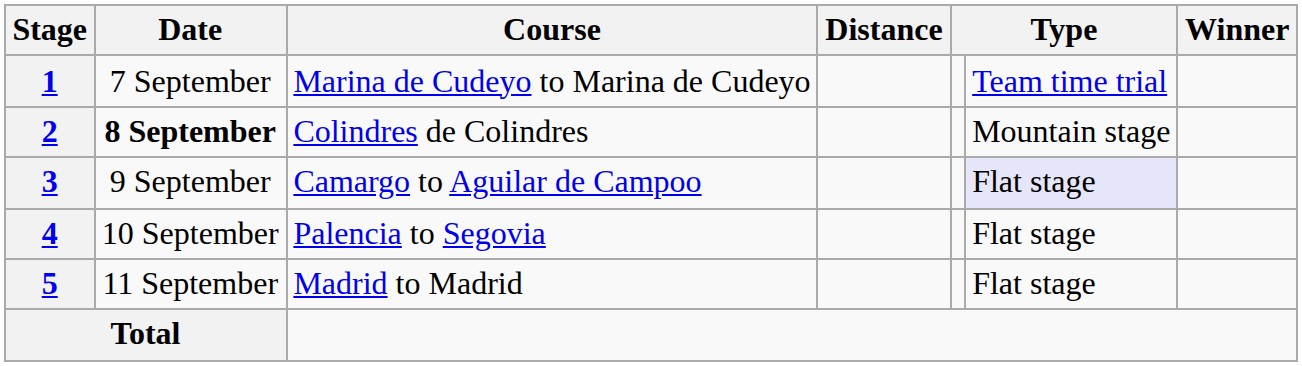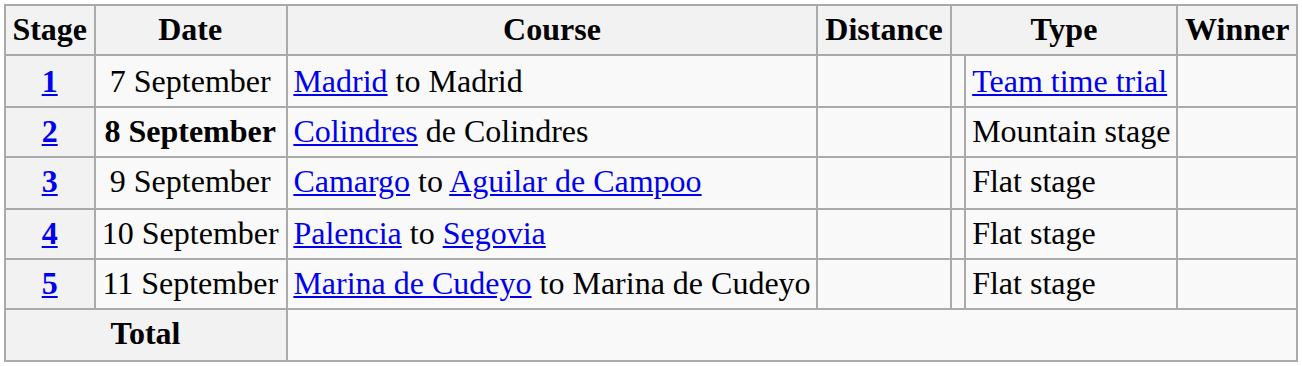(552, 80) Marina de Cudeyo to Marina de Cudeyo -> (408, 80) Madrid to Madrid
(1034, 182) lavender background -> (1034, 182) no background
(408, 283) Madrid to Madrid -> (552, 283) Marina de Cudeyo to Marina de Cudeyo
